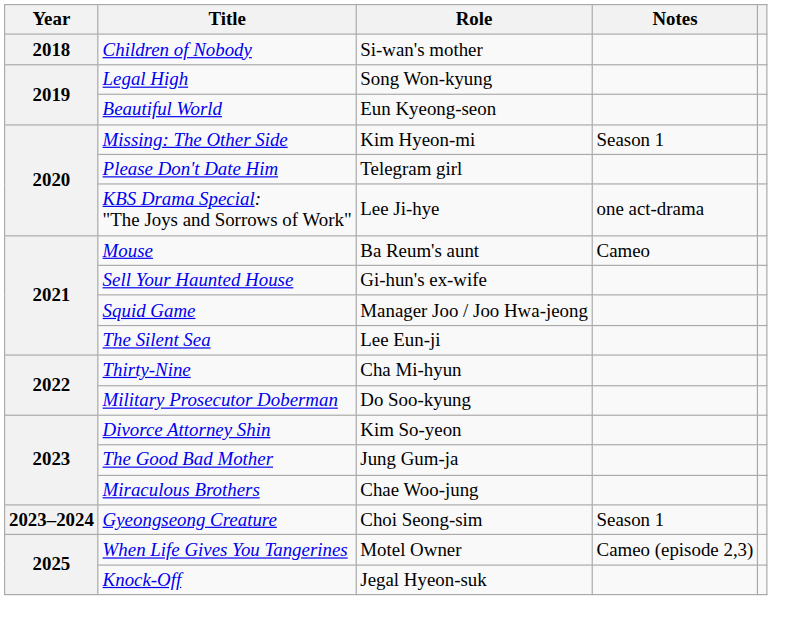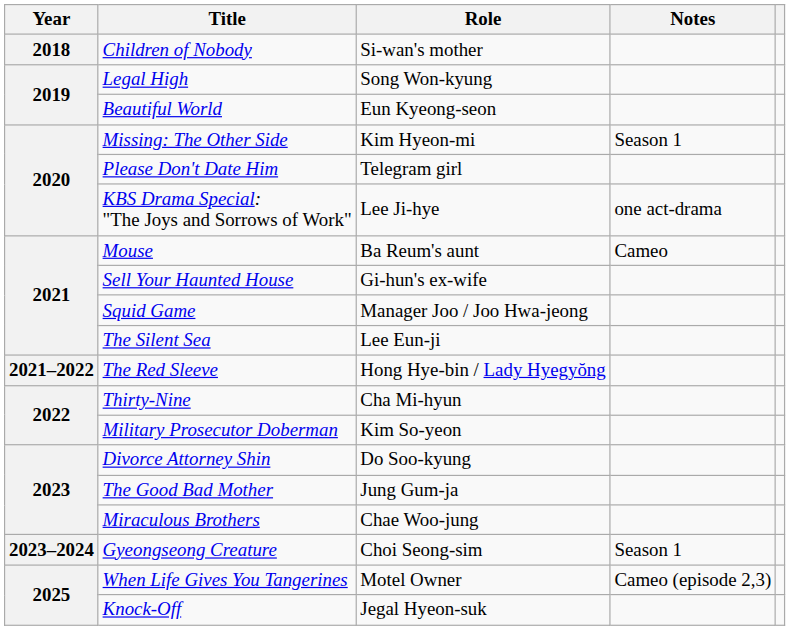+ row: (160, 370)
(416, 400) Do Soo-kyung -> (411, 429) Kim So-yeon
(411, 429) Kim So-yeon -> (416, 459) Do Soo-kyung
